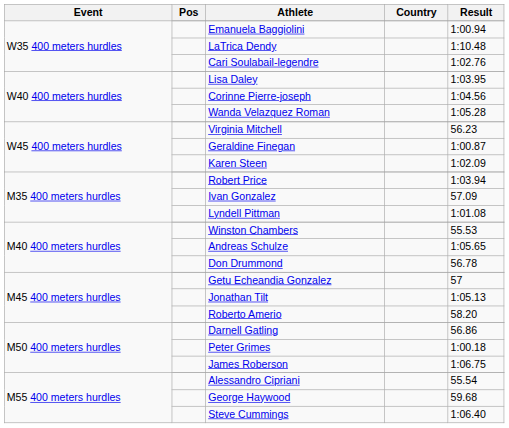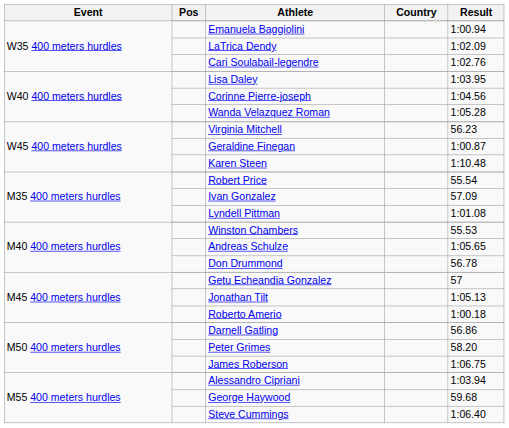(468, 46) 1:10.48 -> (468, 46) 1:02.09
(468, 163) 1:02.09 -> (468, 163) 1:10.48
(468, 180) 1:03.94 -> (464, 180) 55.54
(464, 314) 58.20 -> (468, 314) 1:00.18
(468, 347) 1:00.18 -> (464, 347) 58.20
(464, 381) 55.54 -> (468, 381) 1:03.94
